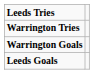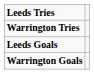rows swapped: (32, 60) <-> (45, 44)
